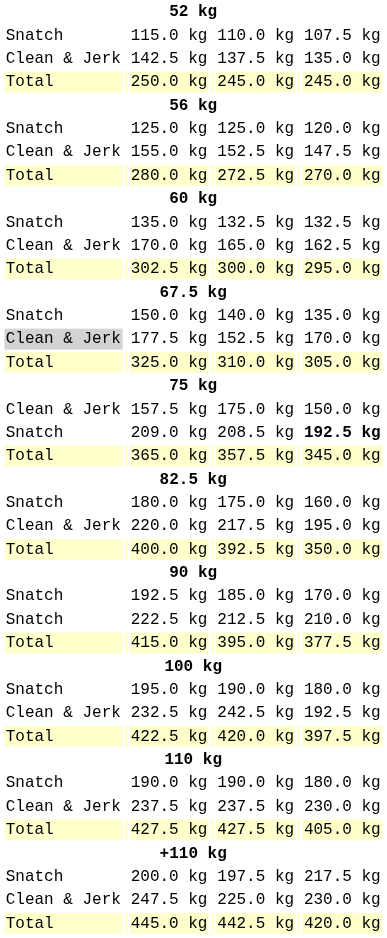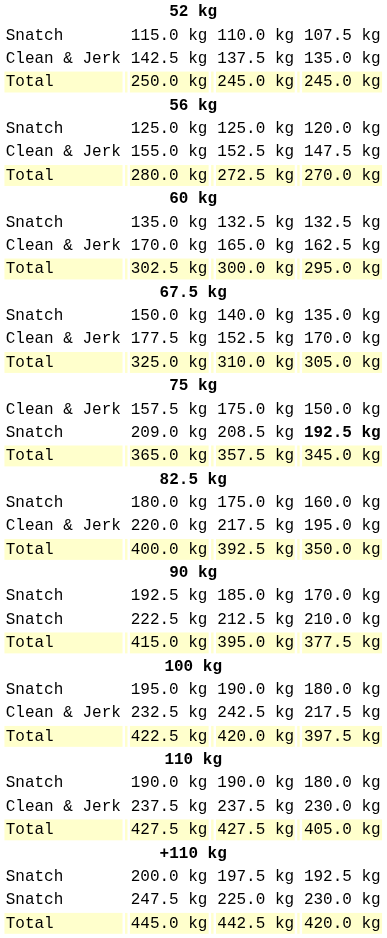(63, 339) lightgrey background -> (63, 339) no background
(342, 713) 192.5 kg -> (342, 713) 217.5 kg
(342, 877) 217.5 kg -> (342, 877) 192.5 kg
(63, 900) Clean & Jerk -> (34, 900) Snatch
